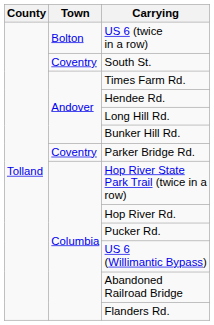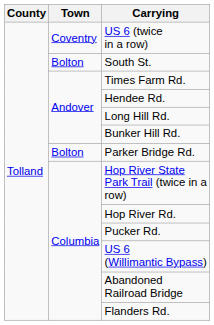(67, 37) Bolton -> (74, 37) Coventry
(74, 62) Coventry -> (67, 62) Bolton
(74, 152) Coventry -> (67, 152) Bolton
